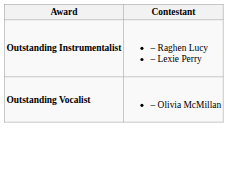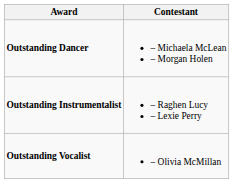+ row: (47, 48)
